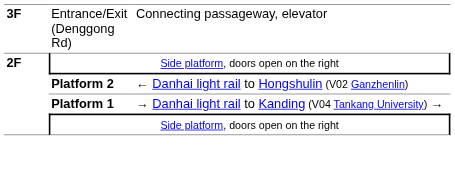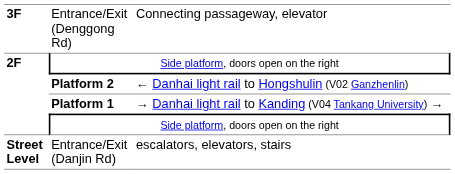+ row: (89, 152)
